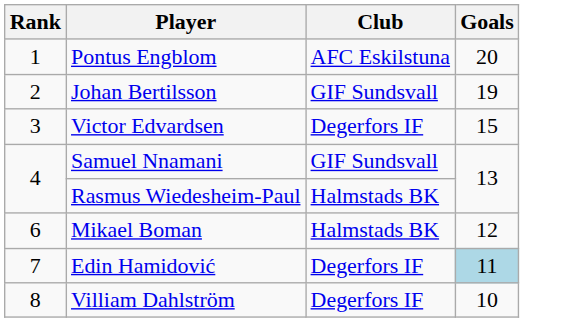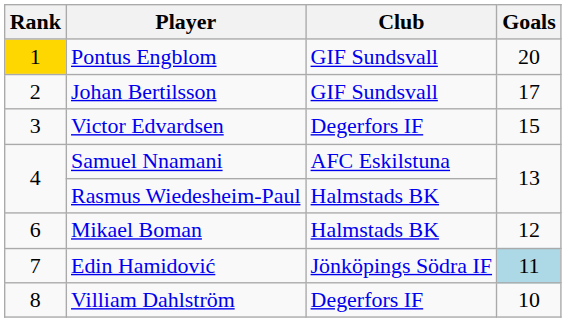(35, 56) no background -> (35, 56) gold background
(380, 56) AFC Eskilstuna -> (374, 56) GIF Sundsvall
(487, 91) 19 -> (529, 91) 17
(374, 160) GIF Sundsvall -> (380, 160) AFC Eskilstuna
(367, 265) Degerfors IF -> (401, 265) Jönköpings Södra IF
